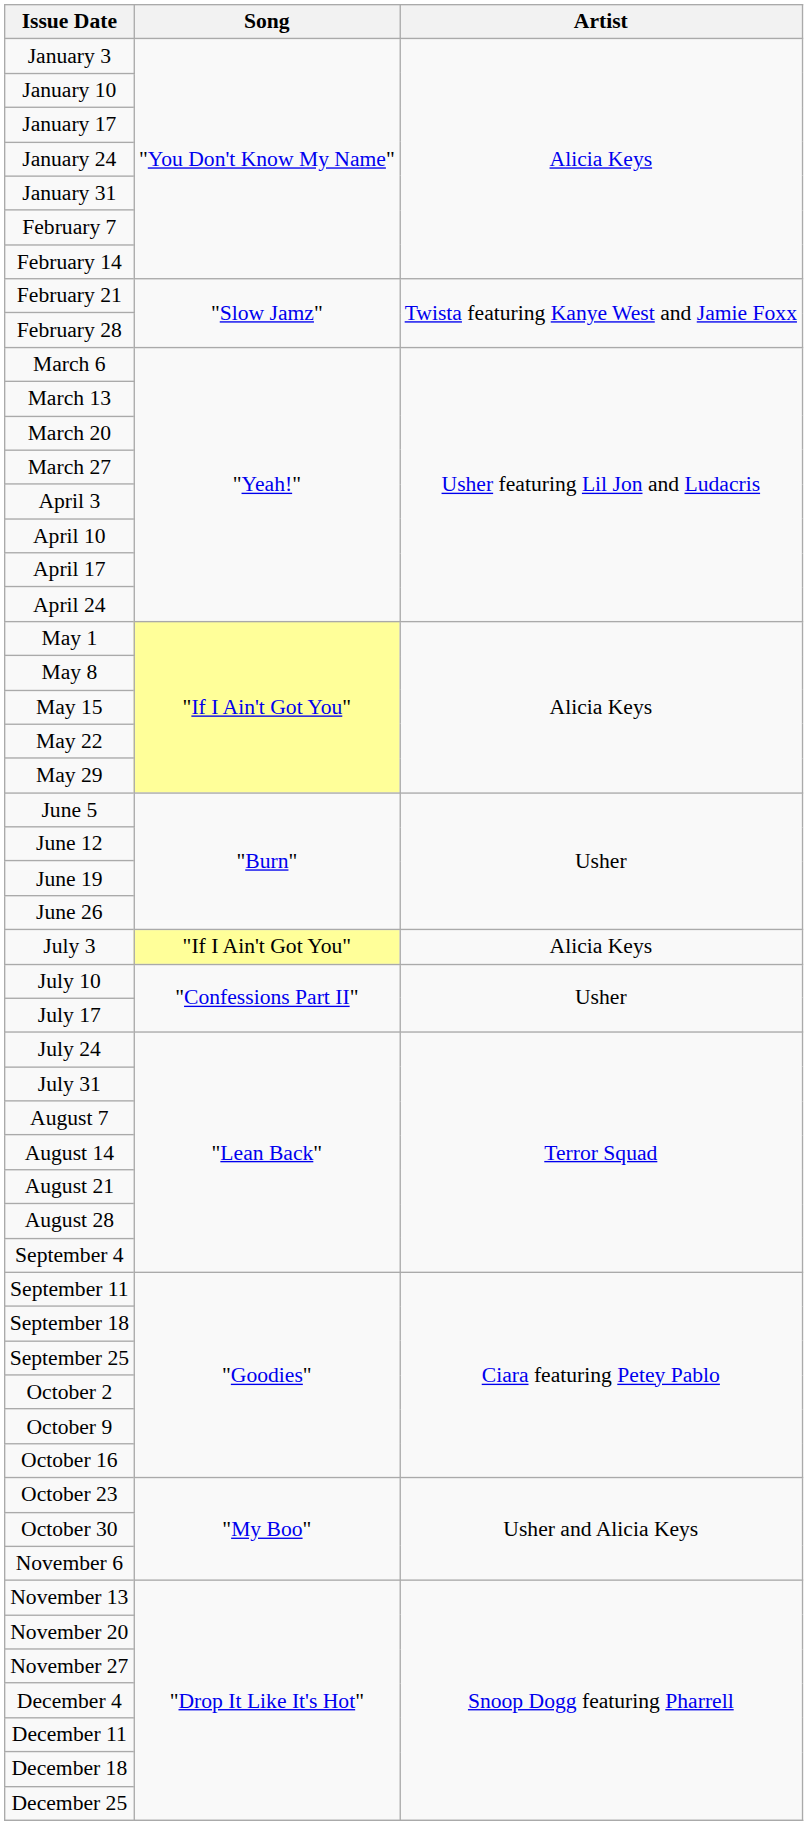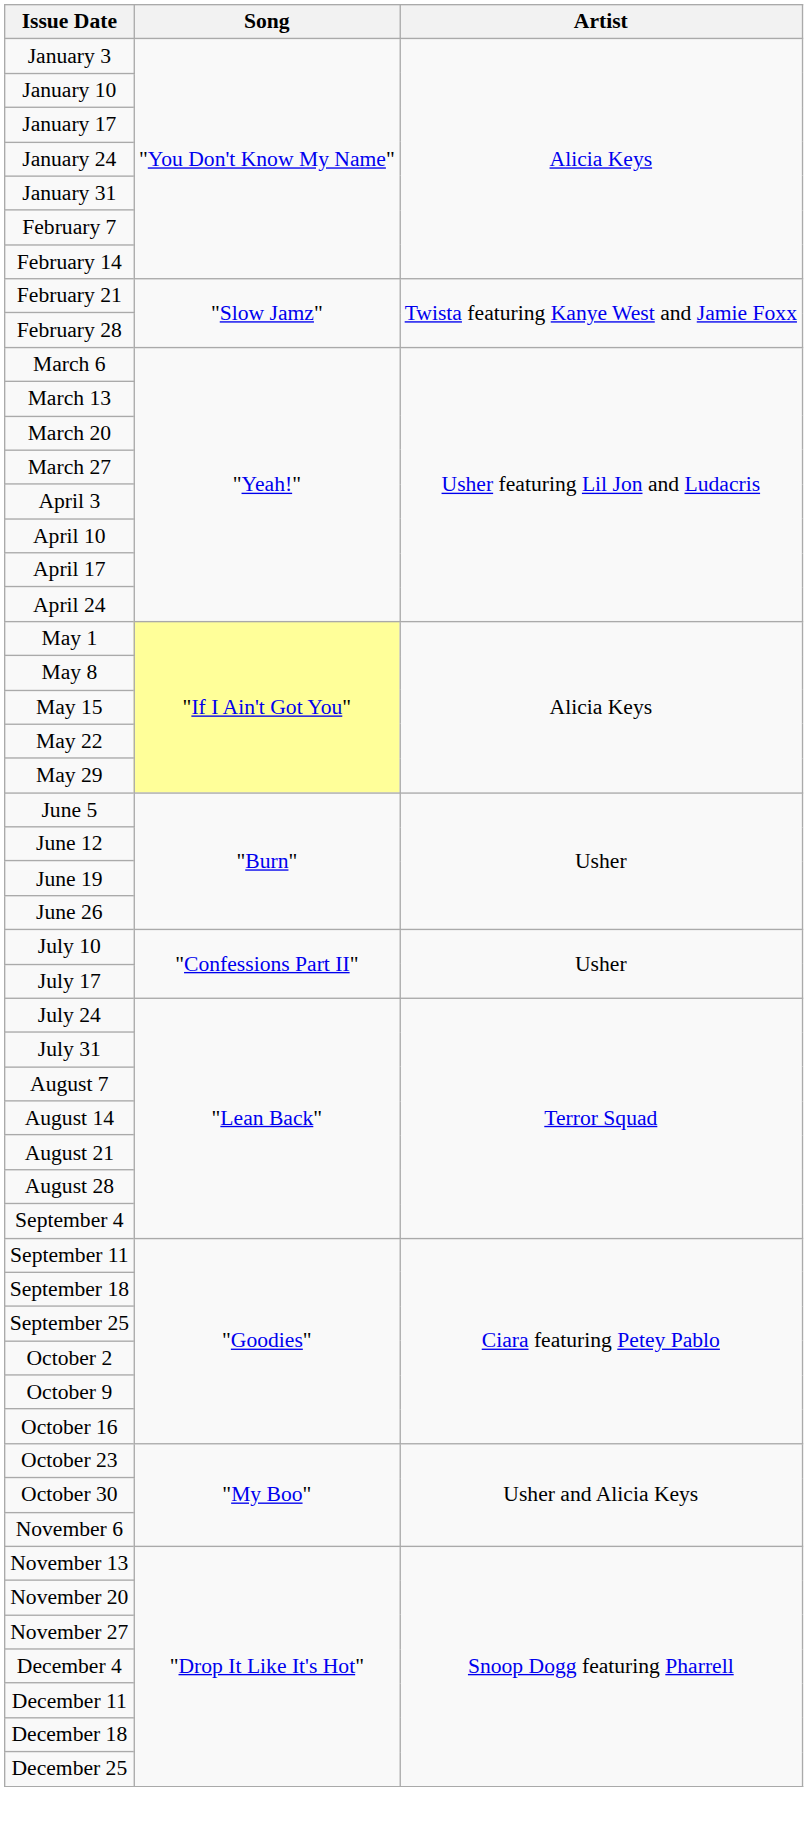- row: (69, 946)
